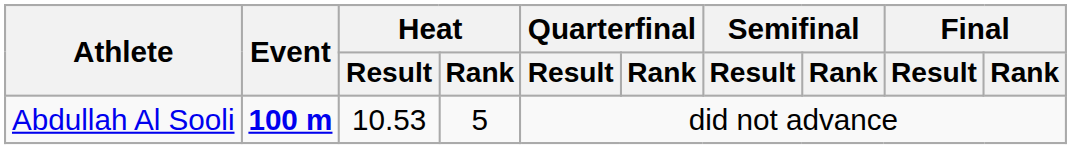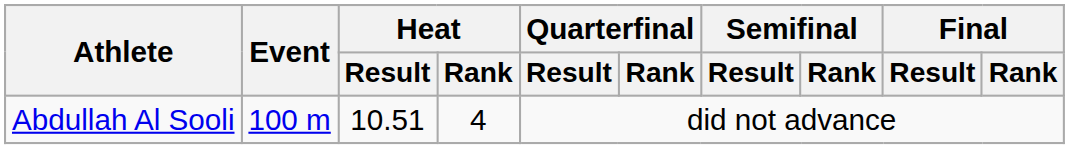(290, 120) bold -> (290, 120) normal
(389, 120) 10.53 -> (387, 120) 10.51
(480, 120) 5 -> (478, 120) 4
